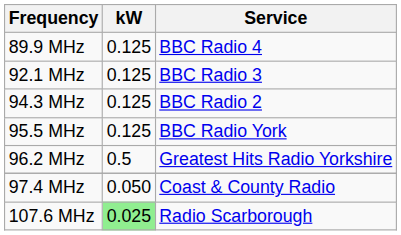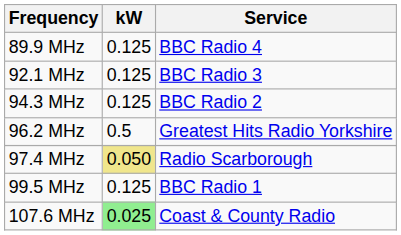- row: (47, 131)
(129, 187) no background -> (129, 159) khaki background
(247, 187) Coast & County Radio -> (236, 159) Radio Scarborough
+ row: (47, 187)
(236, 215) Radio Scarborough -> (247, 215) Coast & County Radio
